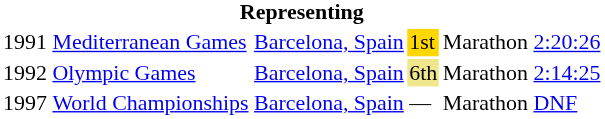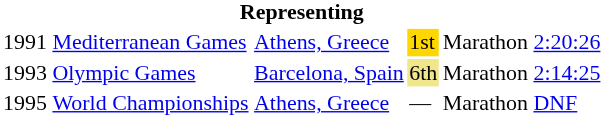(329, 42) Barcelona, Spain -> (322, 42) Athens, Greece
(25, 72) 1992 -> (25, 72) 1993
(25, 102) 1997 -> (25, 102) 1995
(329, 102) Barcelona, Spain -> (322, 102) Athens, Greece
